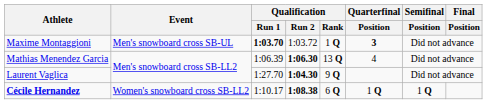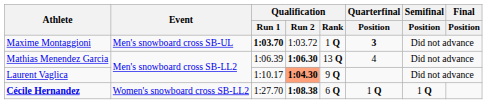(268, 75) 1:27.70 -> (268, 75) 1:10.17
(303, 75) no background -> (303, 75) lightsalmon background
(268, 91) 1:10.17 -> (268, 91) 1:27.70
